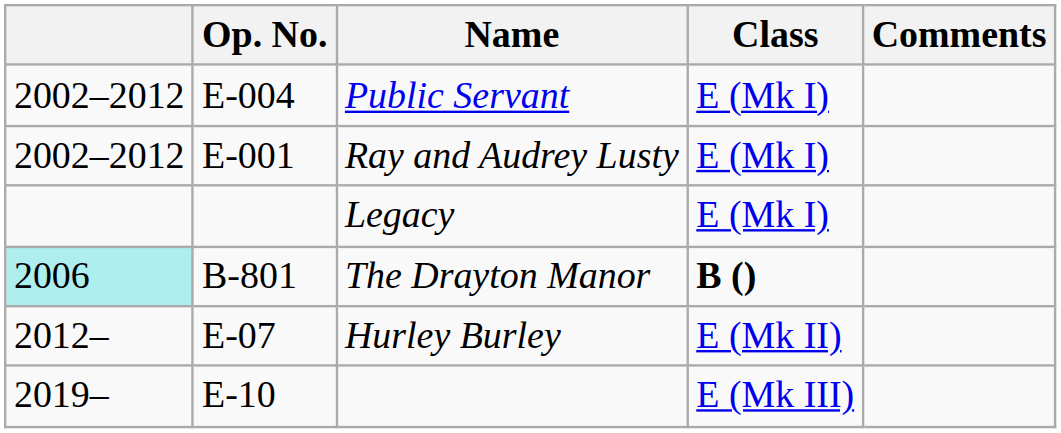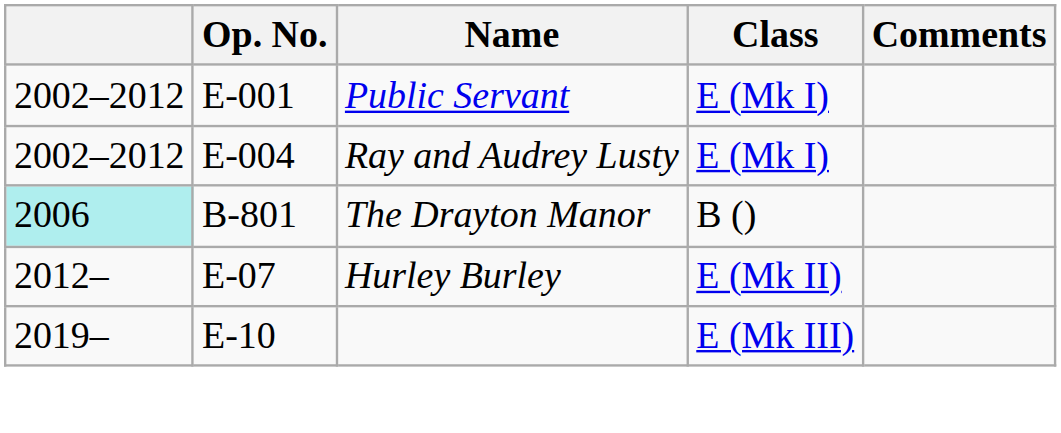(248, 94) E-004 -> (248, 94) E-001
(248, 154) E-001 -> (248, 154) E-004
- row: (400, 214)
(726, 275) bold -> (726, 214) normal
